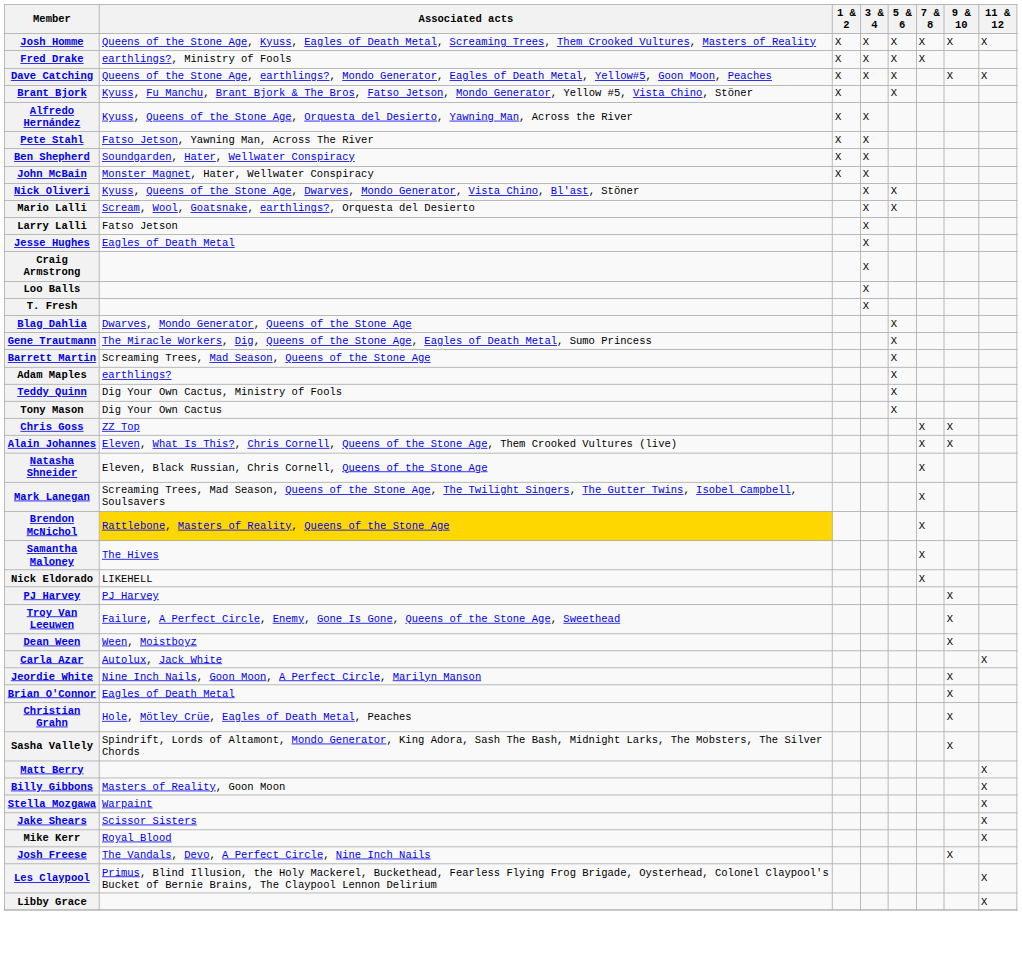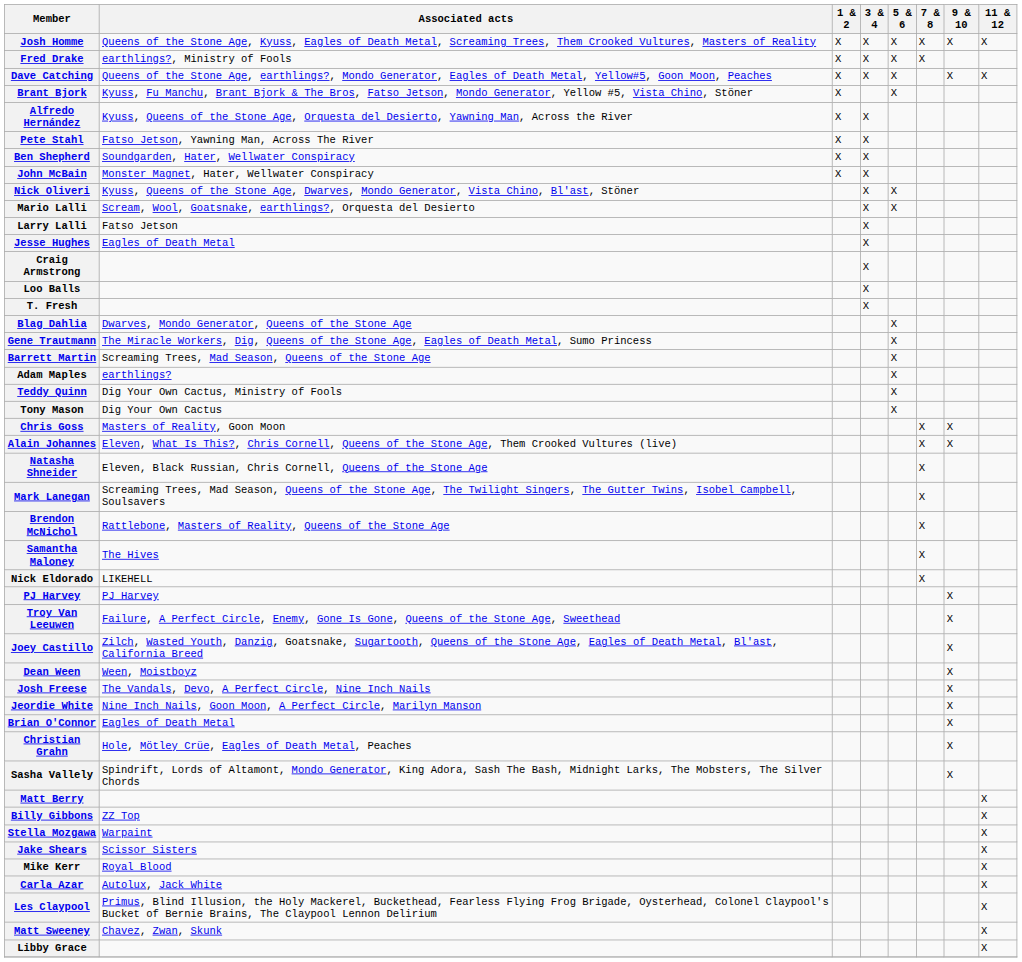(121, 427) ZZ Top -> (194, 427) Masters of Reality, Goon Moon
(276, 526) gold background -> (276, 526) no background
+ row: (52, 648)
rows swapped: (52, 855) <-> (52, 659)
(194, 787) Masters of Reality, Goon Moon -> (121, 816) ZZ Top
+ row: (52, 931)
